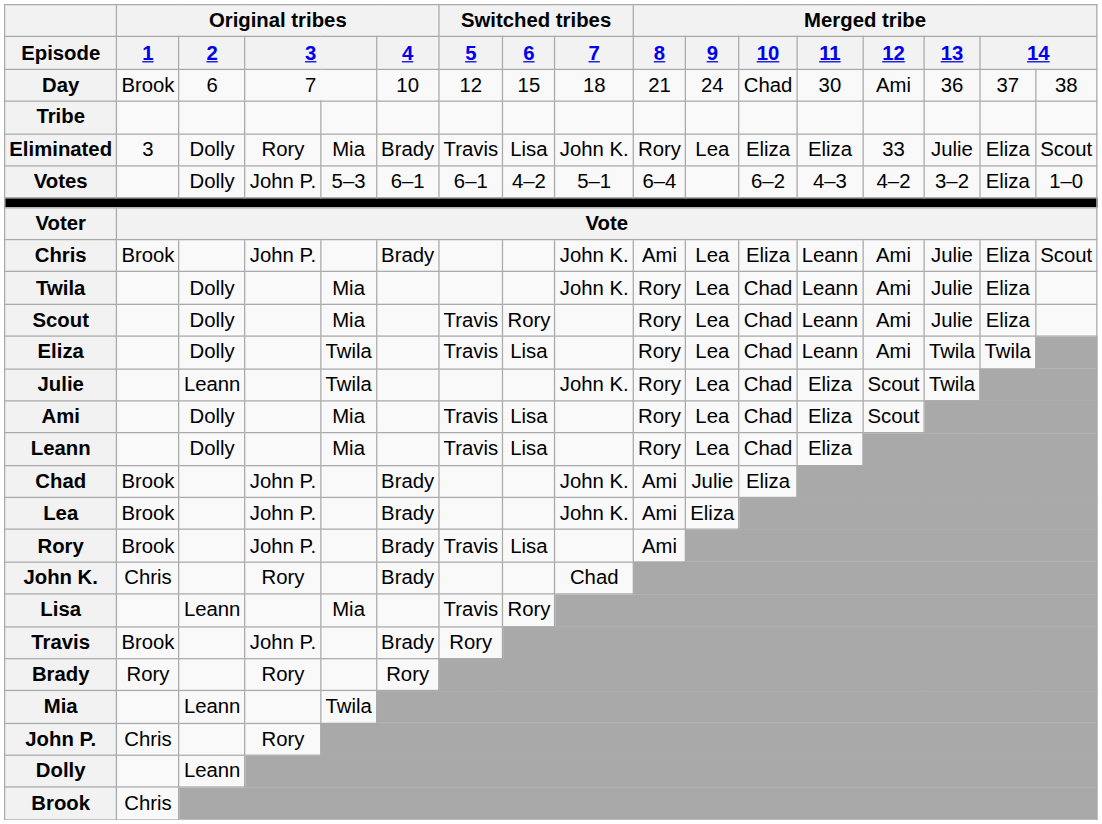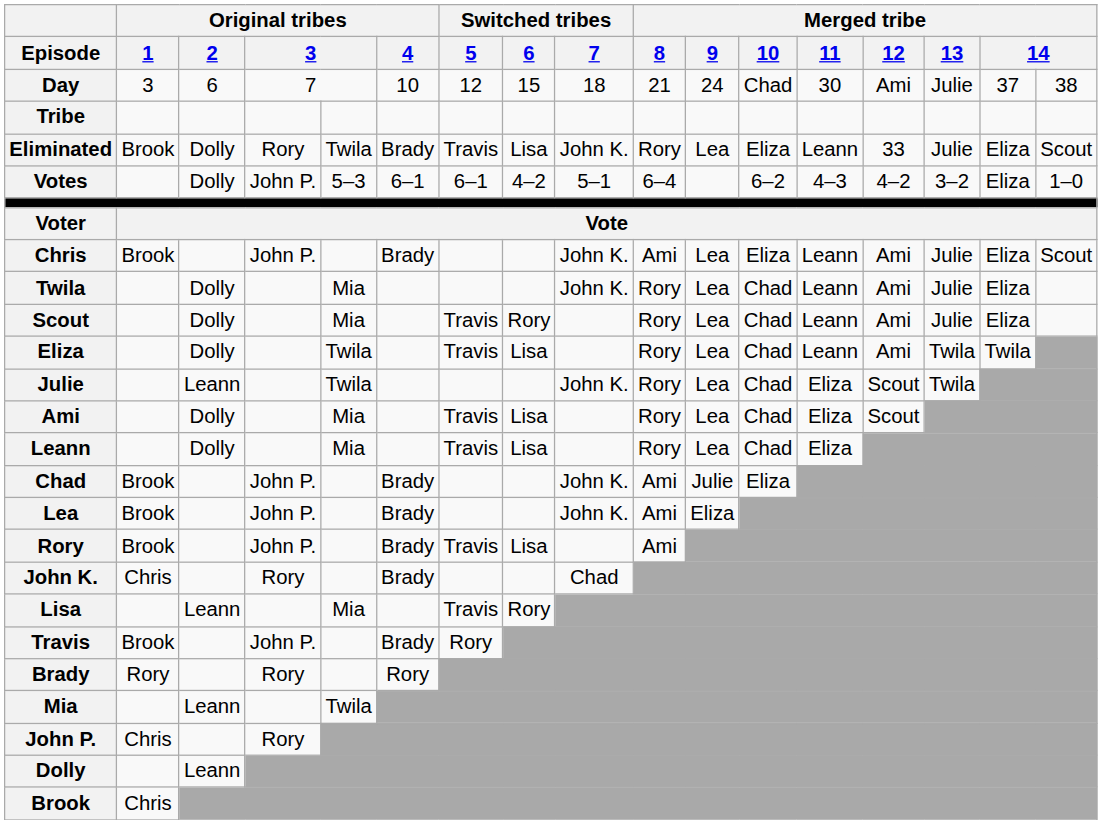(148, 85) Brook -> (148, 85) 3
(952, 85) 36 -> (952, 85) Julie
(148, 149) 3 -> (148, 149) Brook
(349, 149) Mia -> (349, 149) Twila
(830, 149) Eliza -> (830, 149) Leann
